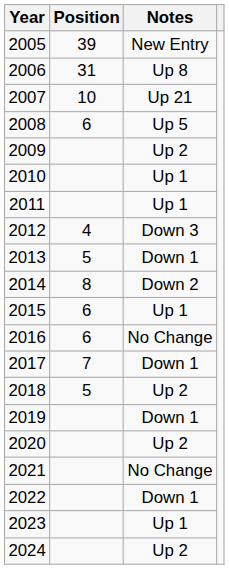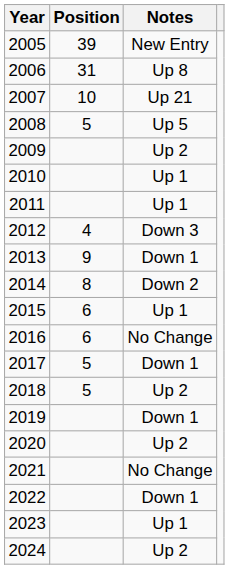(87, 124) 6 -> (87, 124) 5
(87, 257) 5 -> (87, 257) 9
(87, 364) 7 -> (87, 364) 5
